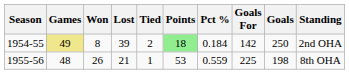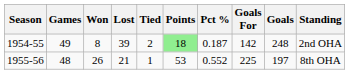(65, 43) khaki background -> (65, 43) no background
(215, 43) 0.184 -> (215, 43) 0.187
(280, 43) 250 -> (280, 43) 248
(215, 60) 0.559 -> (215, 60) 0.552
(280, 60) 198 -> (280, 60) 197
